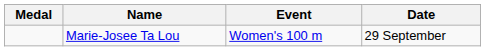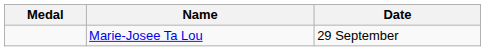- column: (294, 15)
